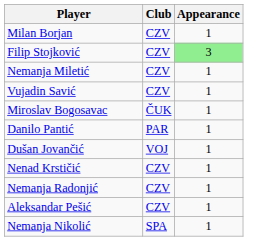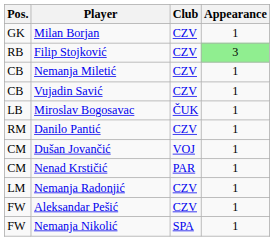+ column: (18, 14)
(157, 129) PAR -> (185, 129) CZV
(158, 168) CZV -> (184, 168) PAR
